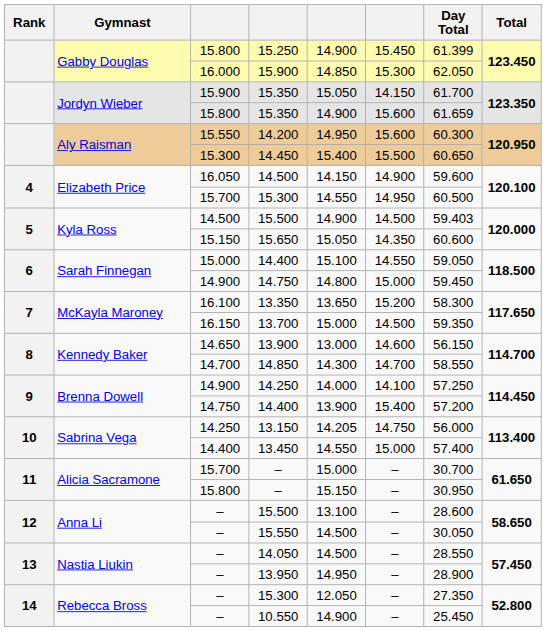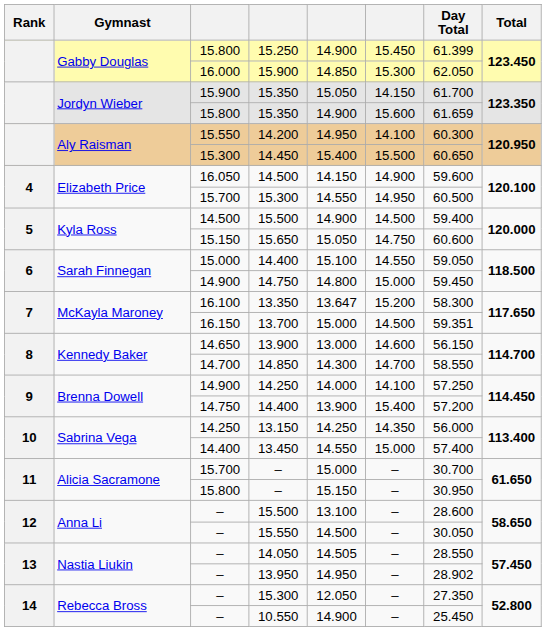(395, 135) 15.600 -> (395, 135) 14.100
(453, 218) 59.403 -> (453, 218) 59.400
(395, 239) 14.350 -> (395, 239) 14.750
(337, 302) 13.650 -> (337, 302) 13.647
(453, 323) 59.350 -> (453, 323) 59.351
(337, 428) 14.205 -> (337, 428) 14.250
(395, 428) 14.750 -> (395, 428) 14.350
(337, 553) 14.500 -> (337, 553) 14.505
(453, 574) 28.900 -> (453, 574) 28.902
